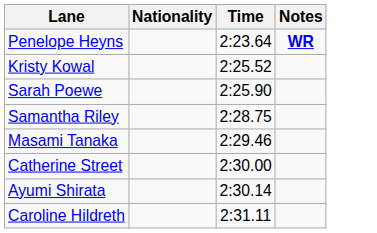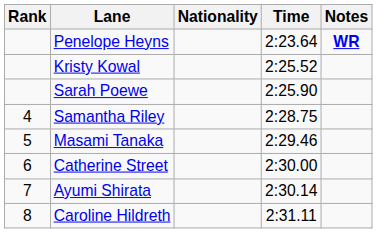+ column: (27, 16)
